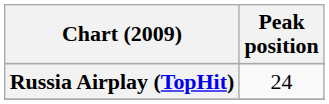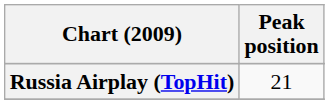(282, 81) 24 -> (282, 81) 21
